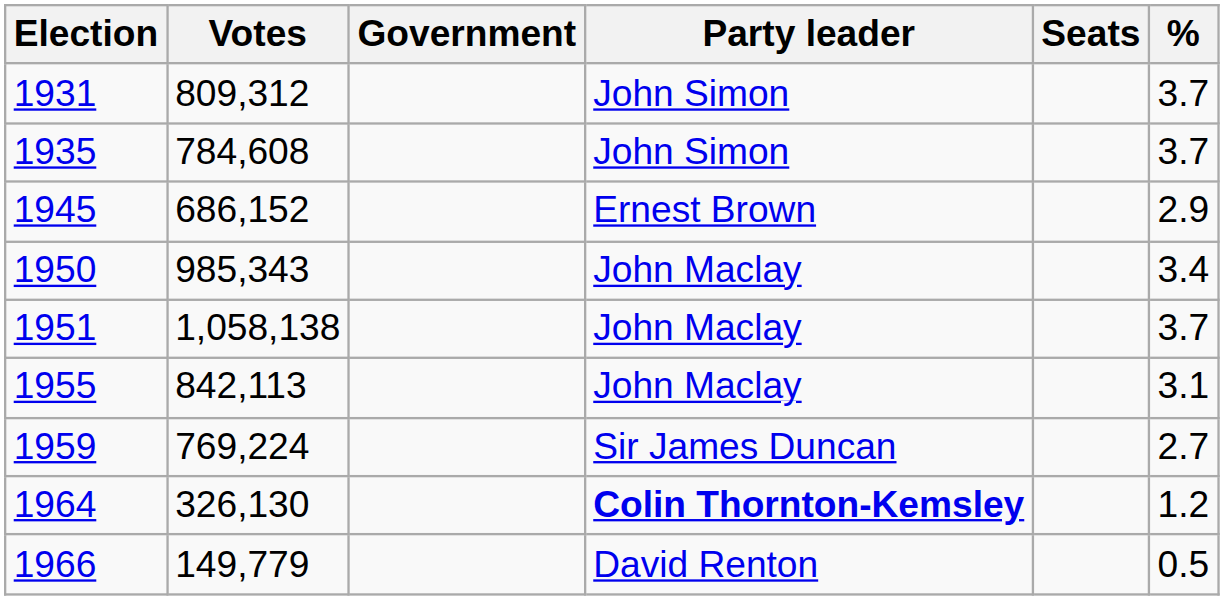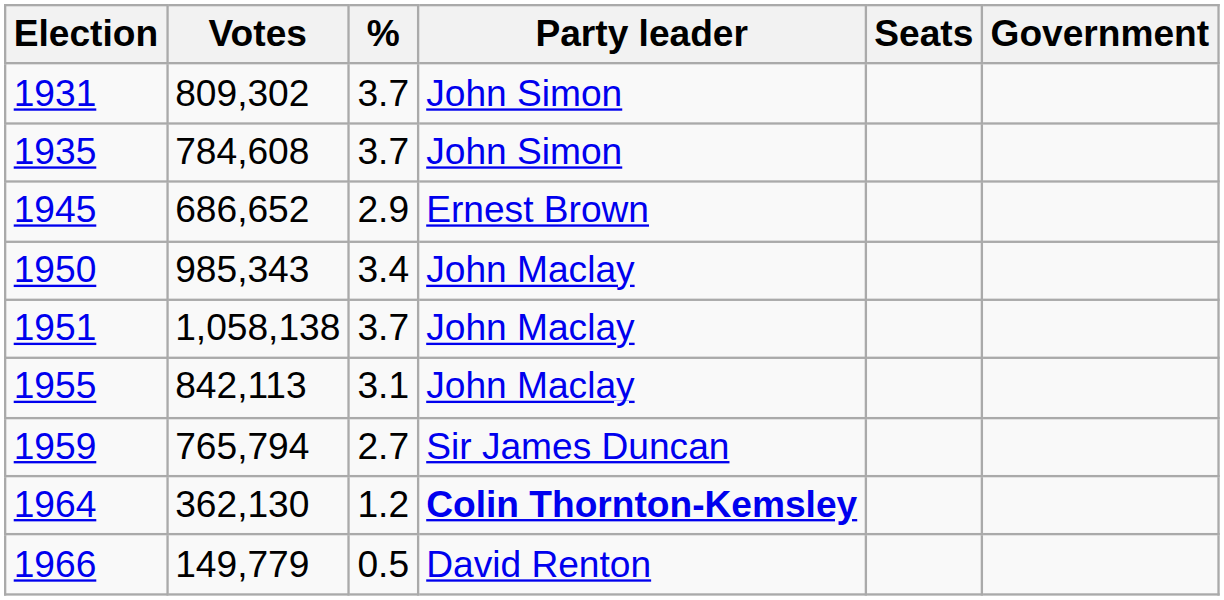columns swapped: (1183, 33) <-> (467, 33)
(242, 92) 809,312 -> (242, 92) 809,302
(242, 210) 686,152 -> (242, 210) 686,652
(242, 446) 769,224 -> (242, 446) 765,794
(242, 504) 326,130 -> (242, 504) 362,130
